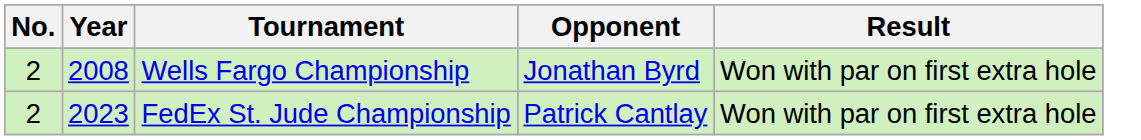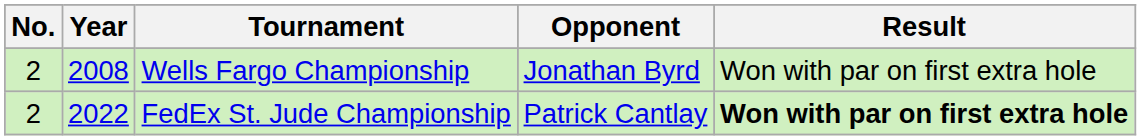(98, 113) 2023 -> (98, 113) 2022
(908, 113) normal -> (924, 113) bold
